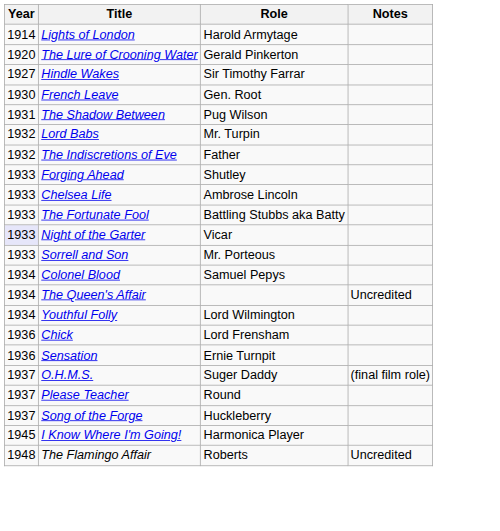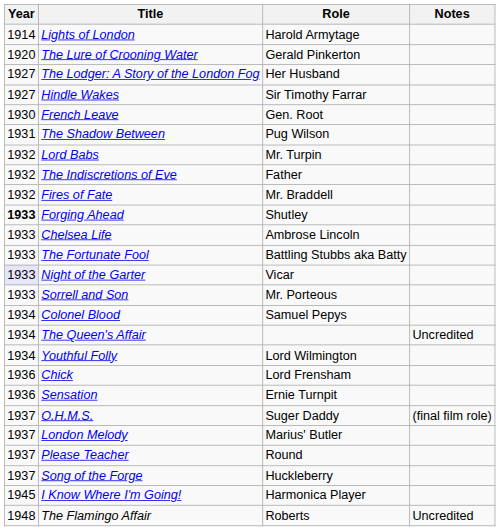+ row: (150, 74)
+ row: (77, 194)
(21, 174) normal -> (21, 214) bold
+ row: (84, 435)
